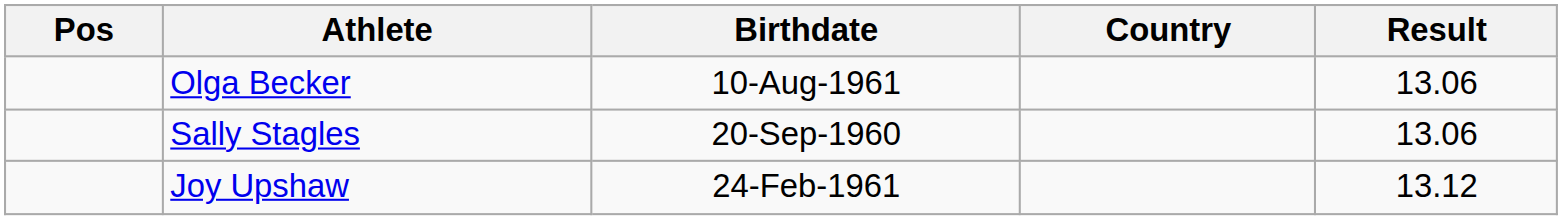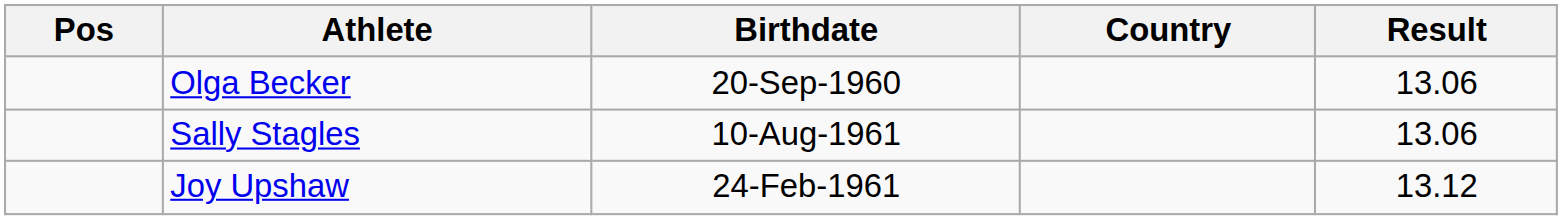(806, 82) 10-Aug-1961 -> (806, 82) 20-Sep-1960
(806, 134) 20-Sep-1960 -> (806, 134) 10-Aug-1961
